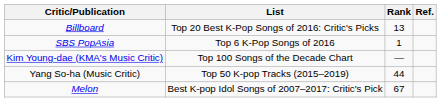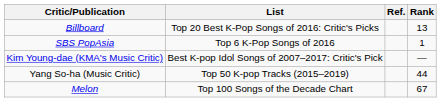columns swapped: (399, 12) <-> (425, 12)
(275, 58) Top 100 Songs of the Decade Chart -> (275, 58) Best K-pop Idol Songs of 2007–2017: Critic's Pick
(275, 89) Best K-pop Idol Songs of 2007–2017: Critic's Pick -> (275, 89) Top 100 Songs of the Decade Chart
